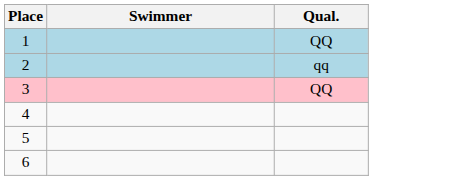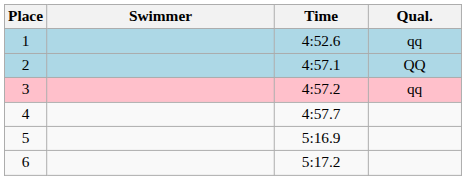+ column: (321, 16)
(321, 41) QQ -> (415, 41) qq
(321, 65) qq -> (415, 65) QQ
(321, 89) QQ -> (415, 89) qq
